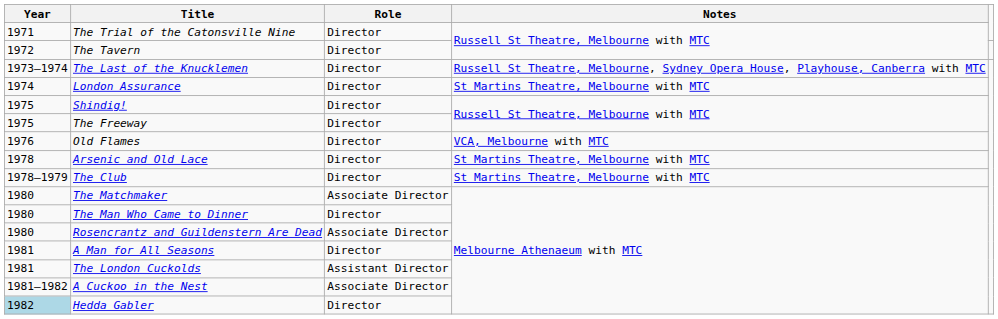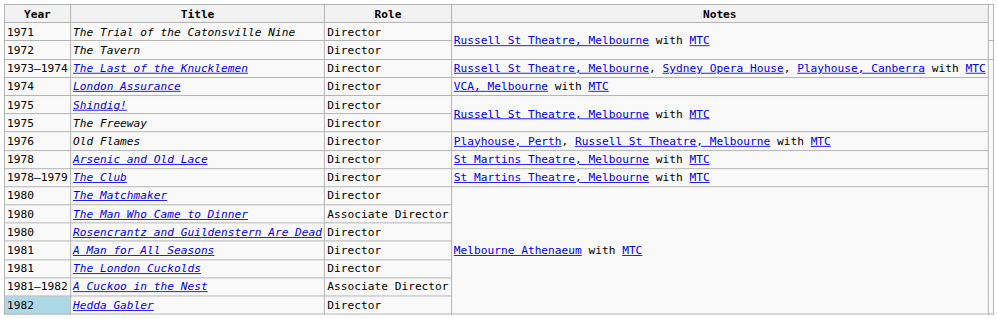(582, 86) St Martins Theatre, Melbourne with MTC -> (531, 86) VCA, Melbourne with MTC
(531, 141) VCA, Melbourne with MTC -> (642, 141) Playhouse, Perth, Russell St Theatre, Melbourne with MTC
(388, 196) Associate Director -> (354, 196) Director
(354, 214) Director -> (388, 214) Associate Director
(388, 232) Associate Director -> (354, 232) Director
(388, 269) Assistant Director -> (354, 269) Director
